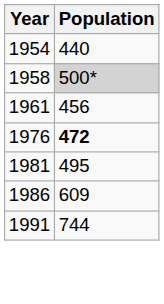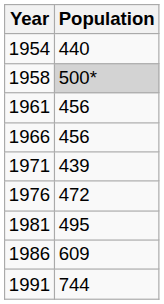+ row: (30, 136)
+ row: (30, 166)
(74, 136) bold -> (74, 195) normal
